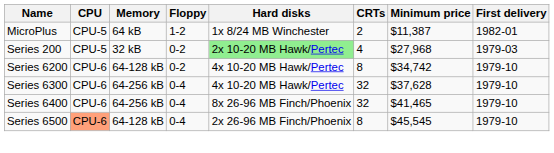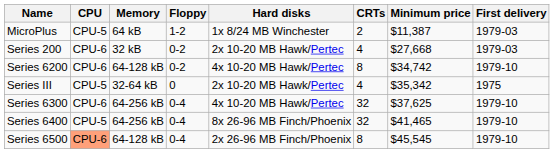(497, 31) 1982-01 -> (497, 31) 1979-03
(90, 49) CPU-5 -> (90, 49) CPU-6
(278, 49) lightgreen background -> (278, 49) no background
(411, 49) $27,968 -> (411, 49) $27,668
+ row: (29, 85)
(411, 85) $37,628 -> (411, 103) $37,625
(90, 103) CPU-6 -> (90, 121) CPU-5
